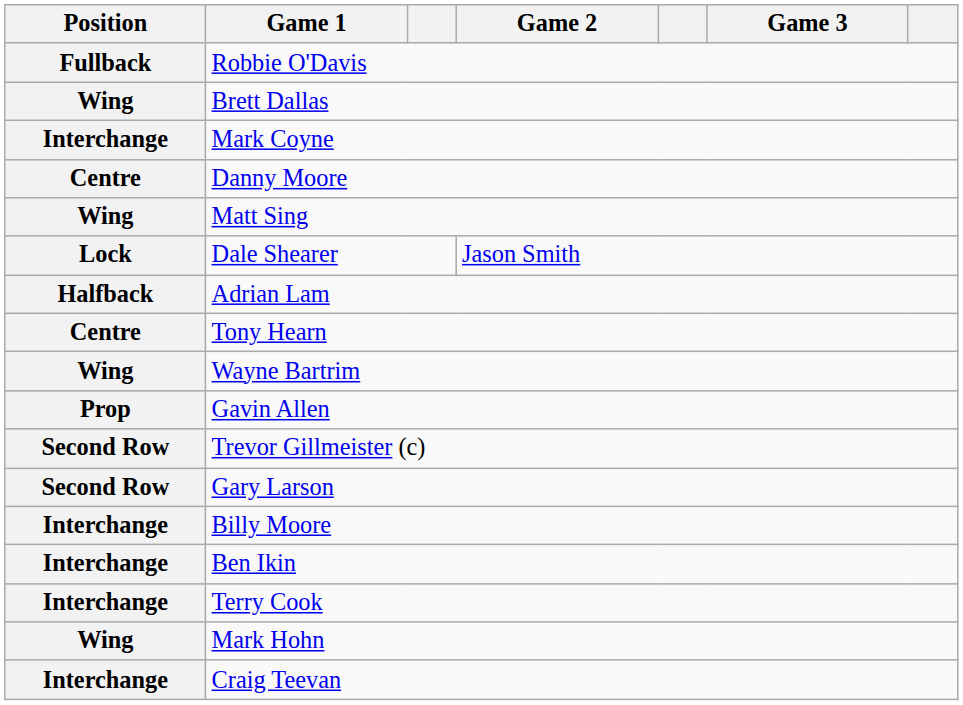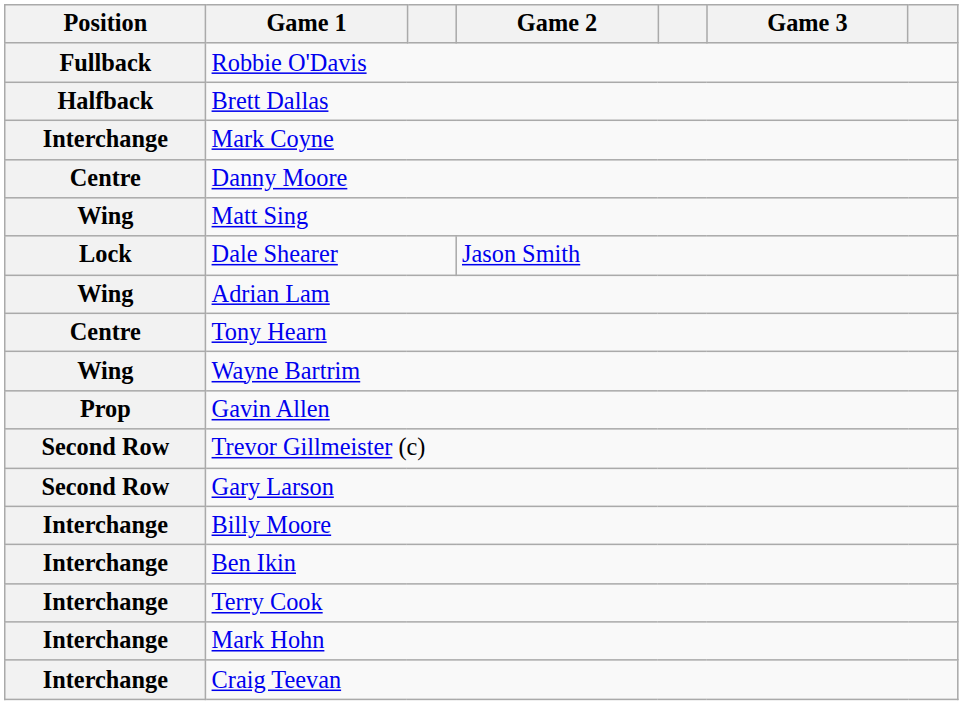(105, 100) Wing -> (105, 100) Halfback
(105, 293) Halfback -> (105, 293) Wing
(105, 640) Wing -> (105, 640) Interchange
